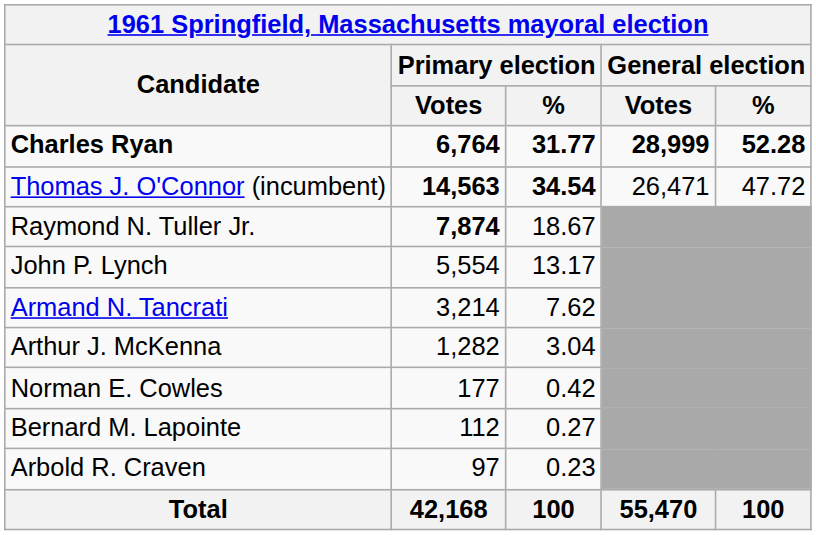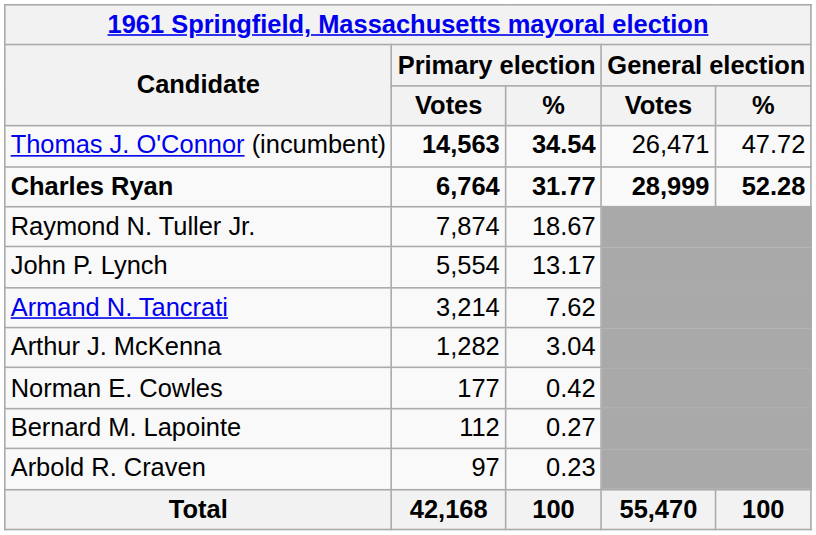rows swapped: (92, 145) <-> (198, 186)
(468, 226) bold -> (468, 226) normal
